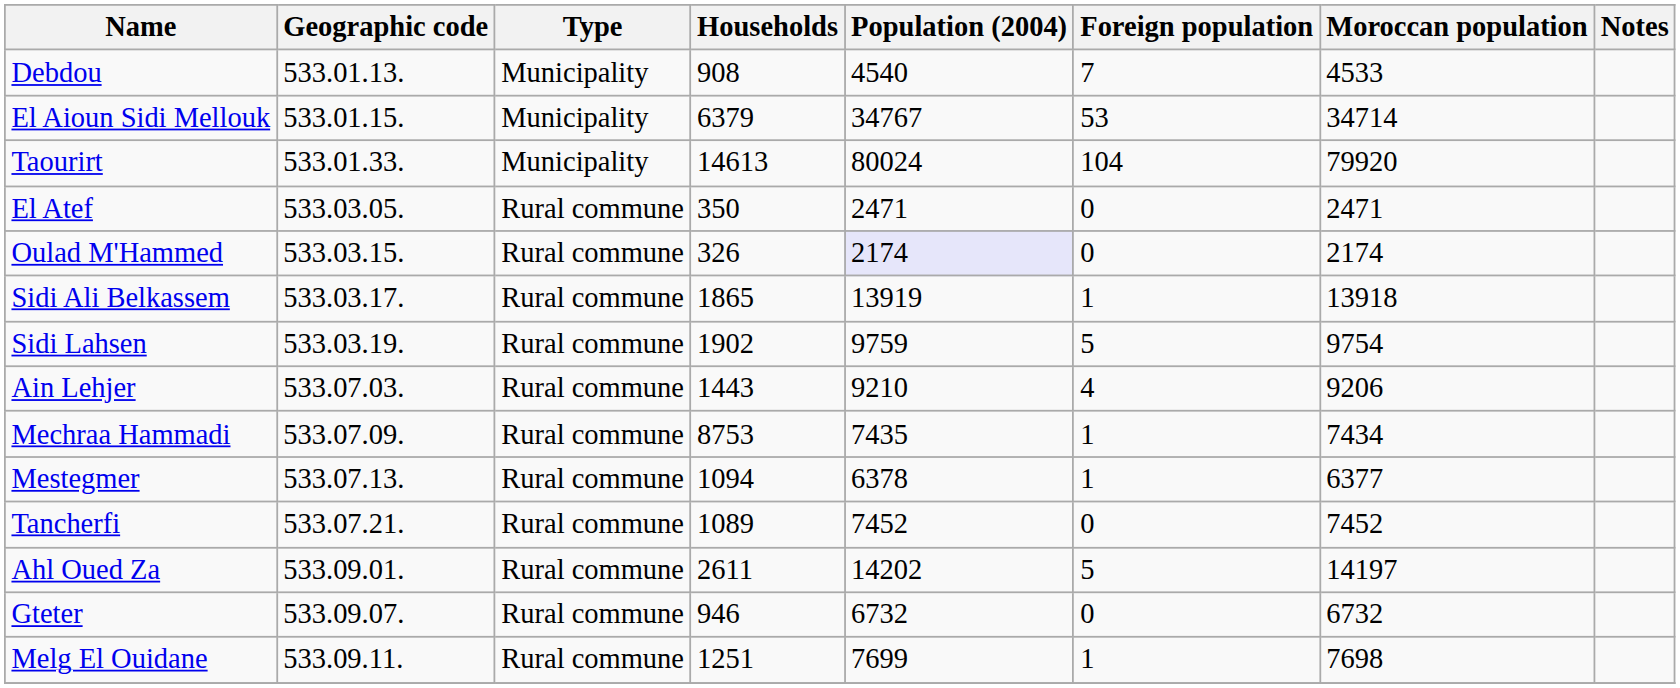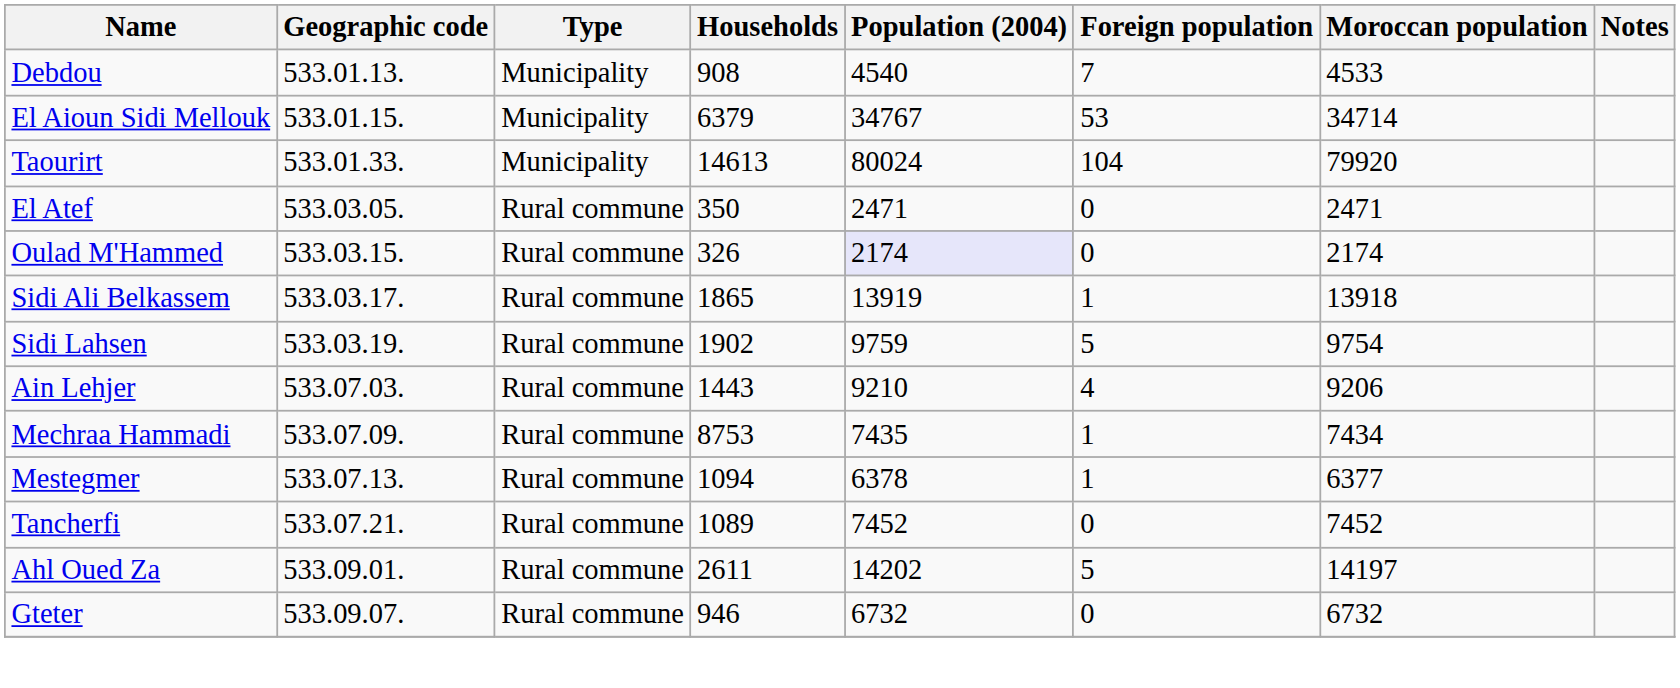- row: (110, 659)
